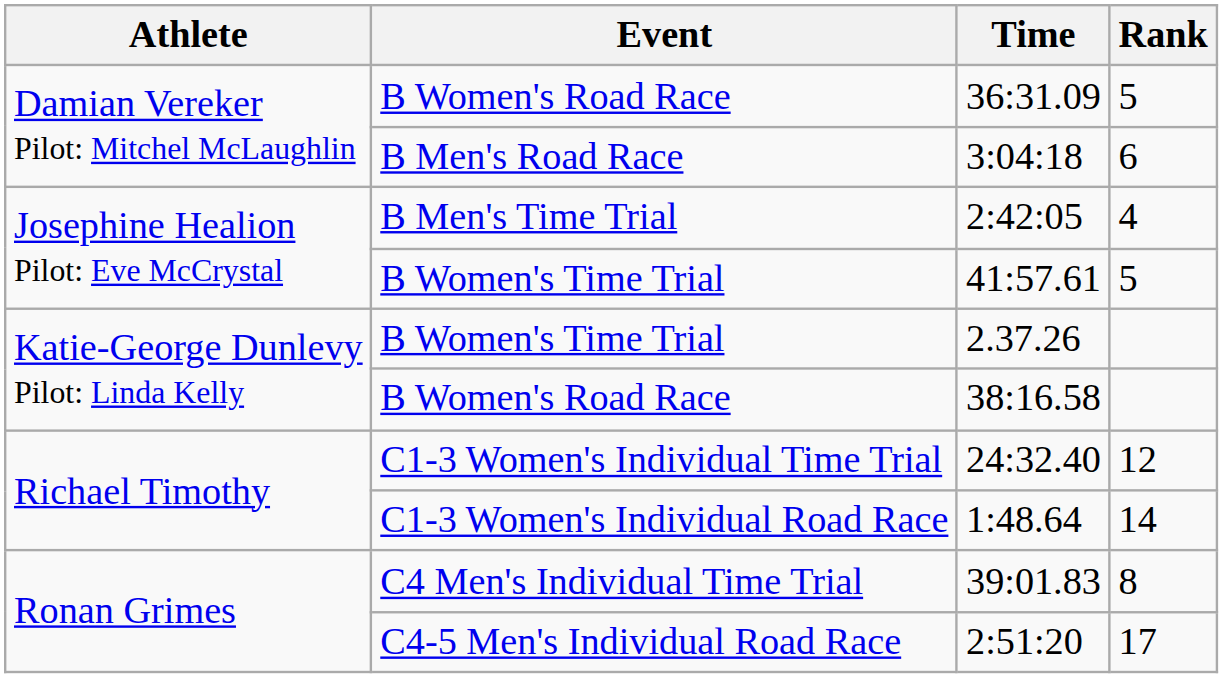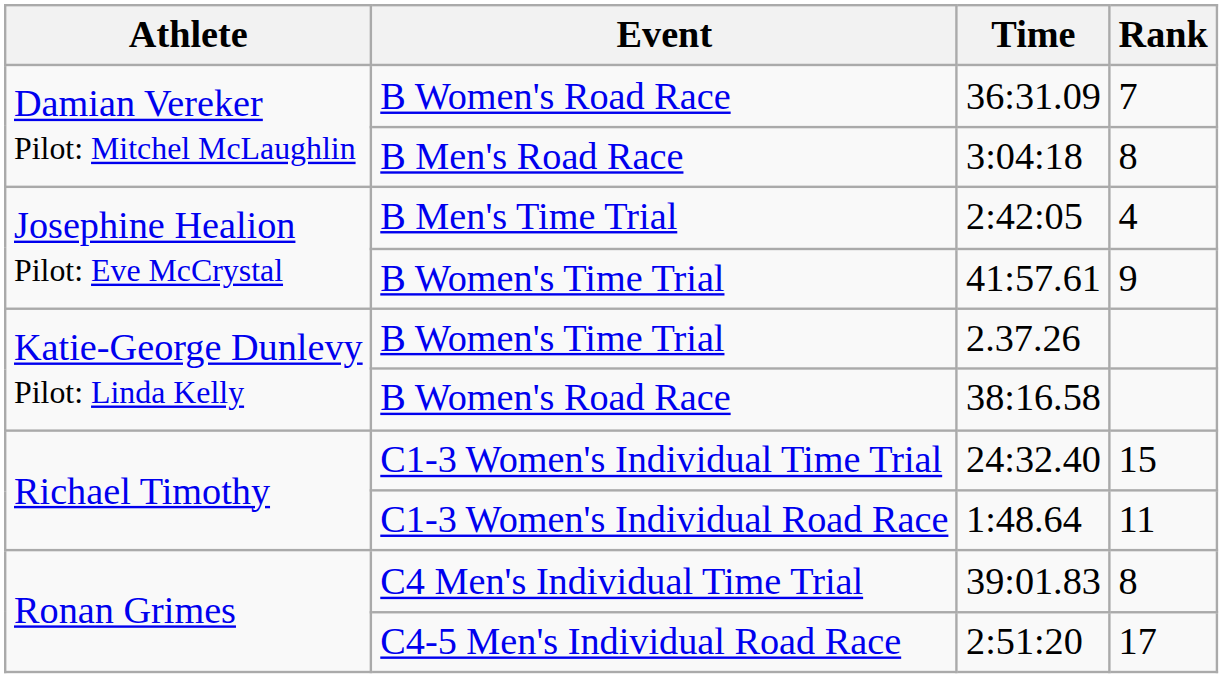(1128, 95) 5 -> (1128, 95) 7
(1128, 156) 6 -> (1128, 156) 8
(1128, 277) 5 -> (1128, 277) 9
(1138, 459) 12 -> (1138, 459) 15
(1138, 519) 14 -> (1137, 519) 11
